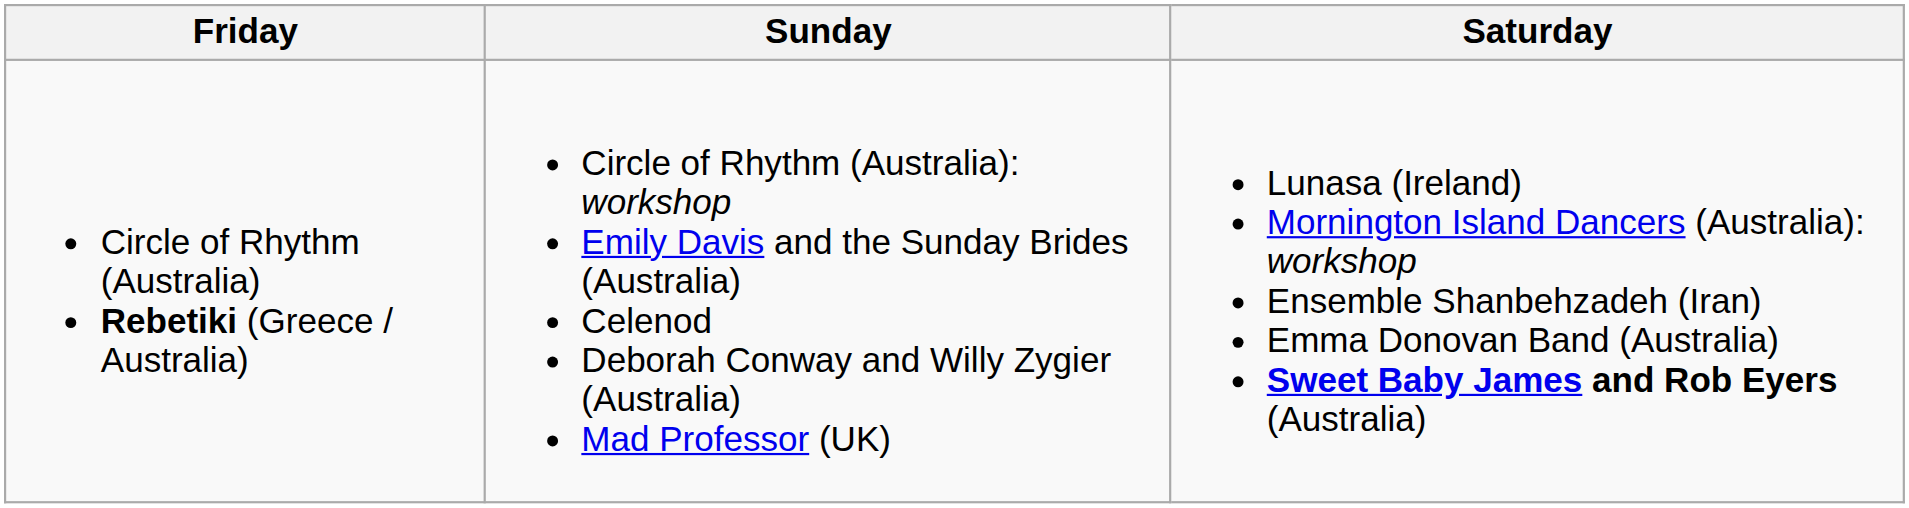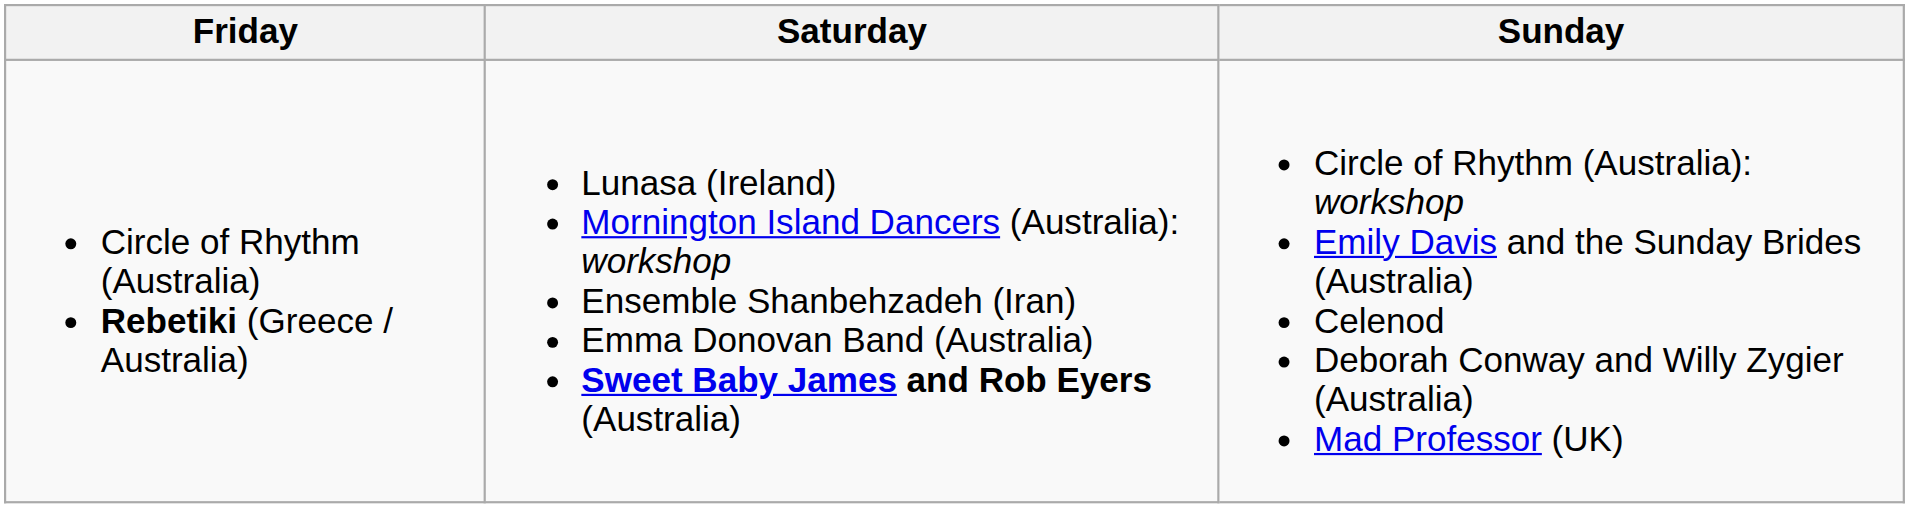columns swapped: (1537, 32) <-> (828, 32)
